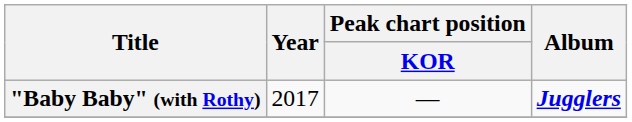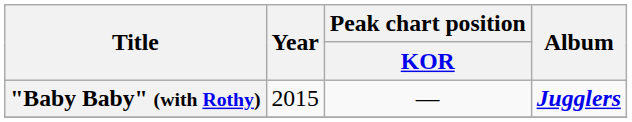(295, 98) 2017 -> (295, 98) 2015
